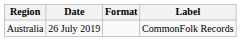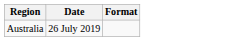- column: (188, 12)
